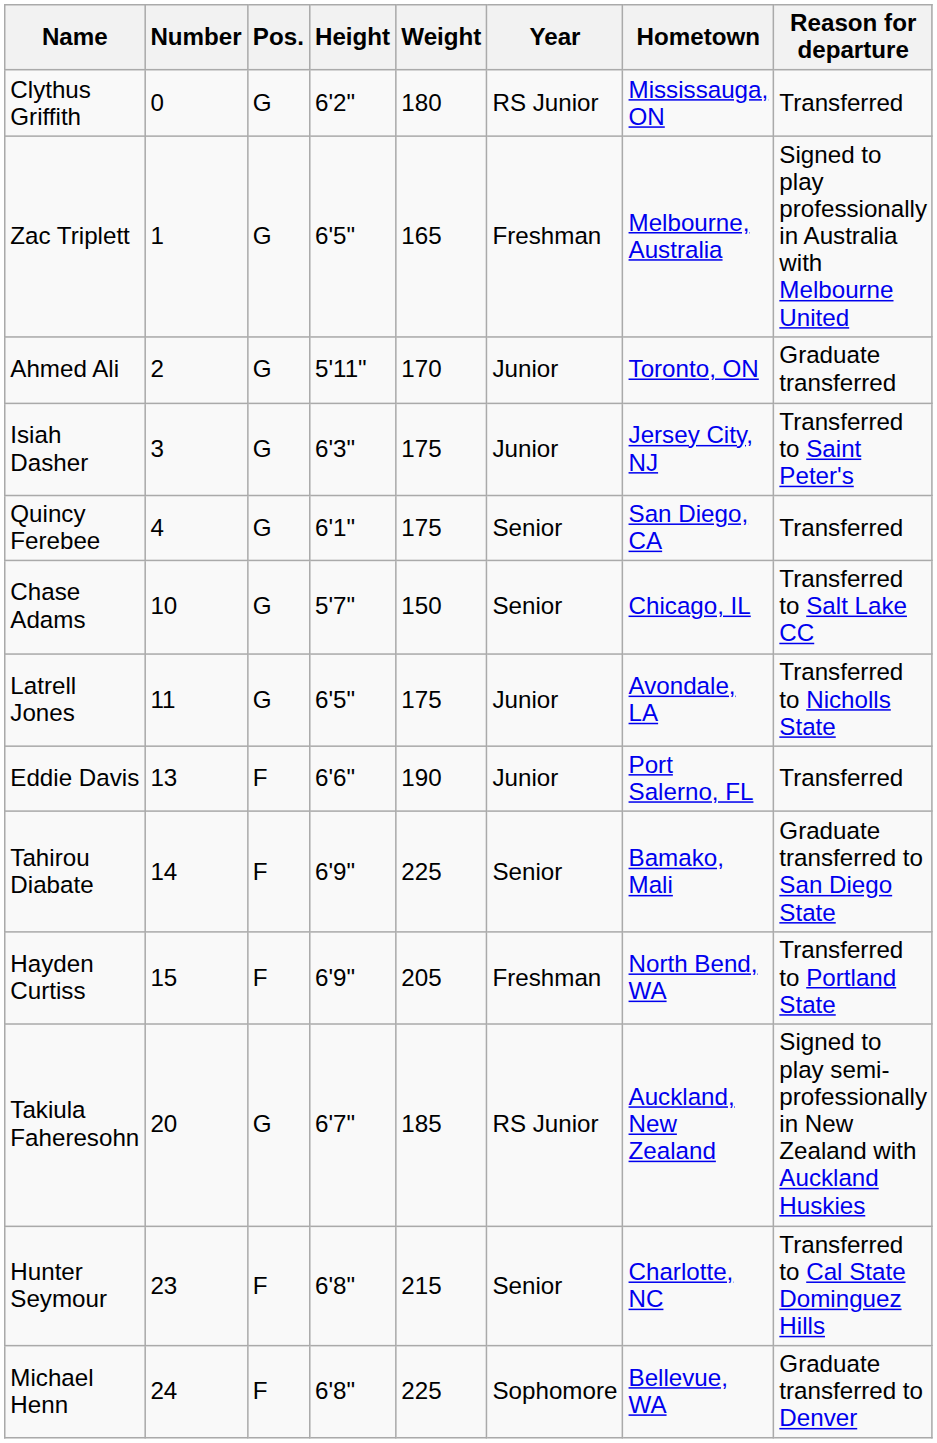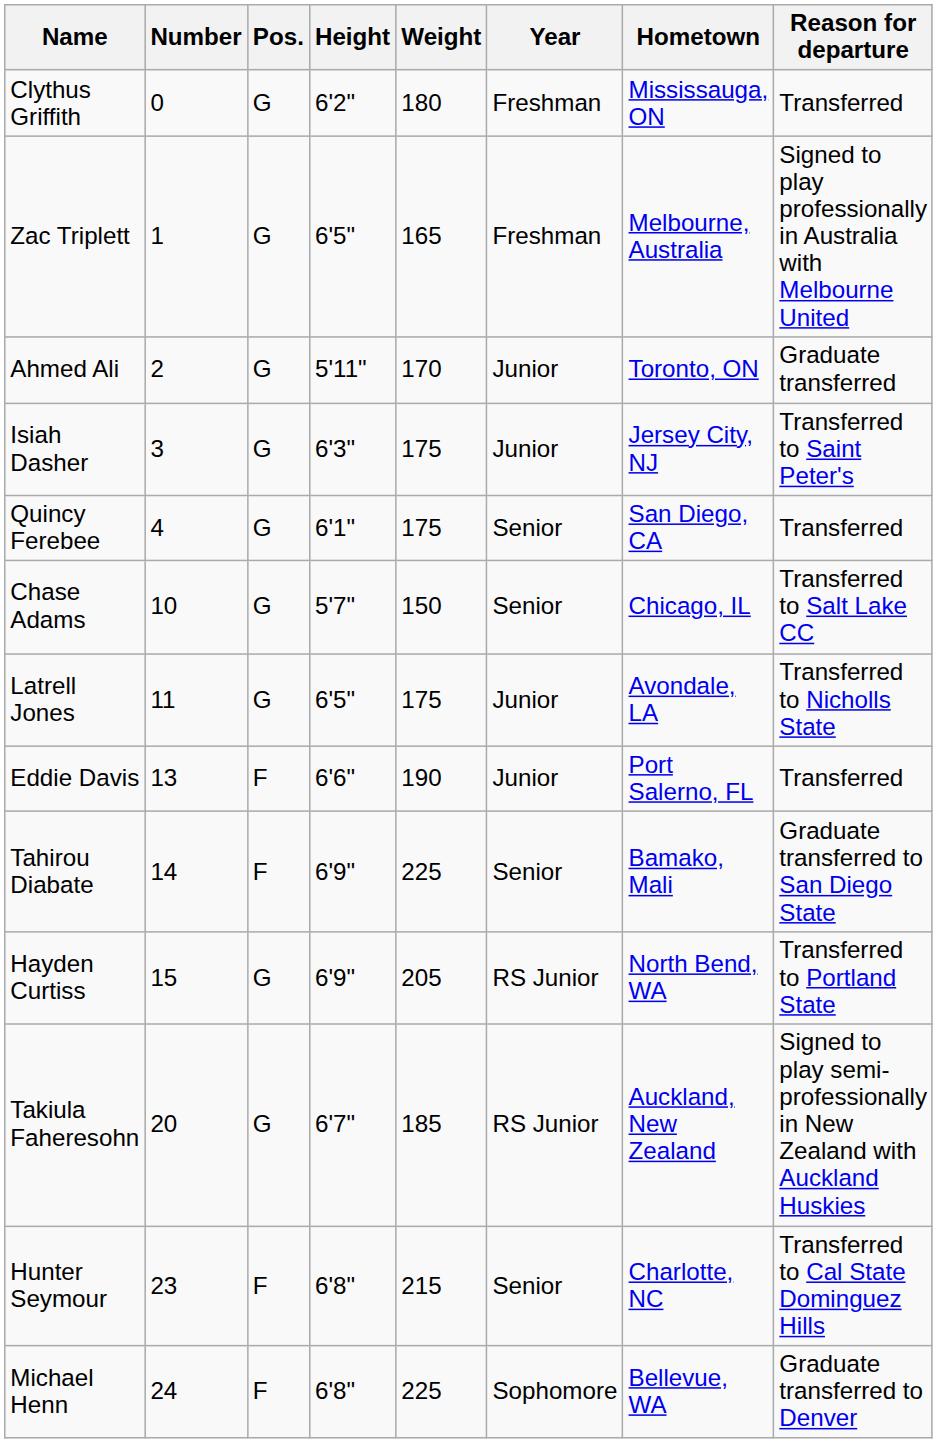(546, 102) RS Junior -> (547, 102) Freshman
(260, 977) F -> (262, 977) G
(547, 977) Freshman -> (546, 977) RS Junior
